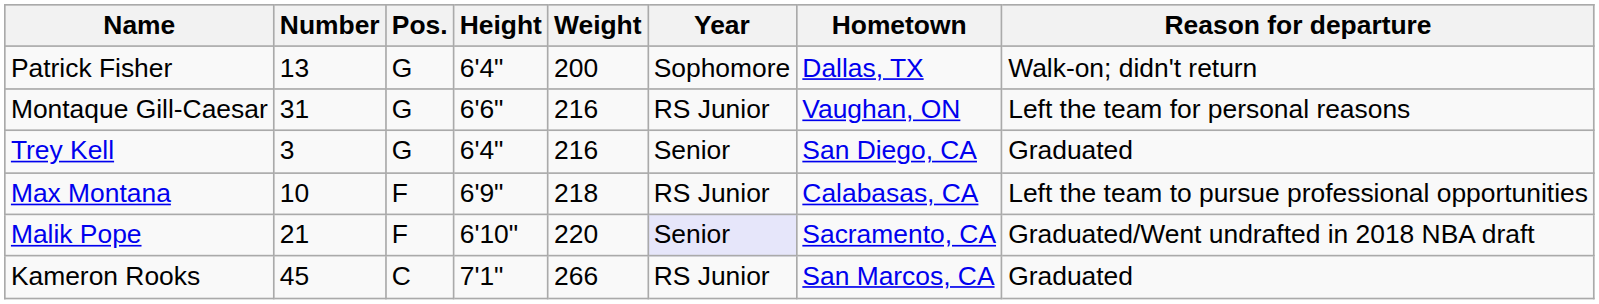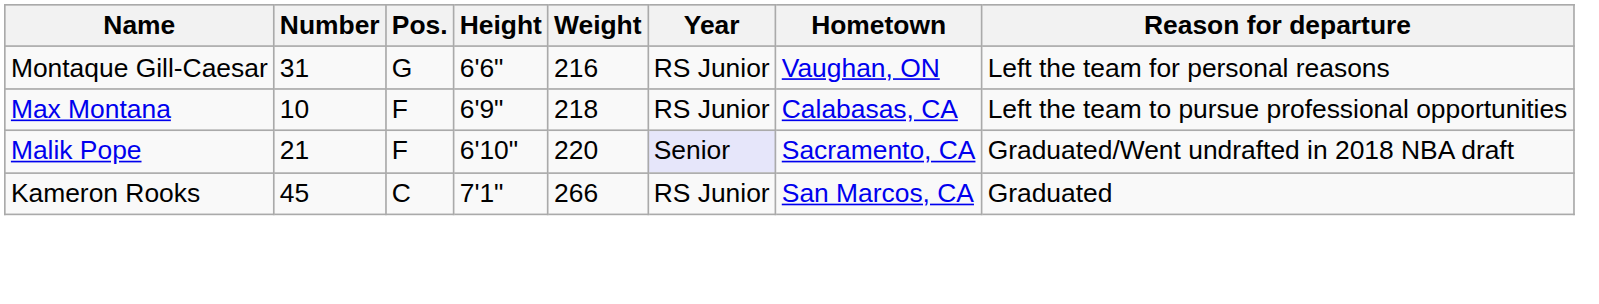- row: (92, 67)
- row: (62, 151)
